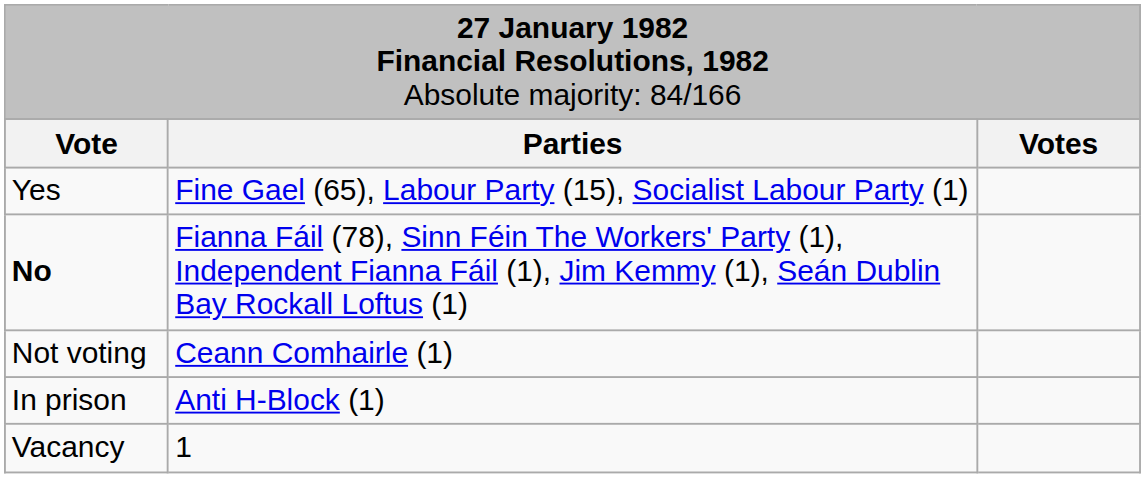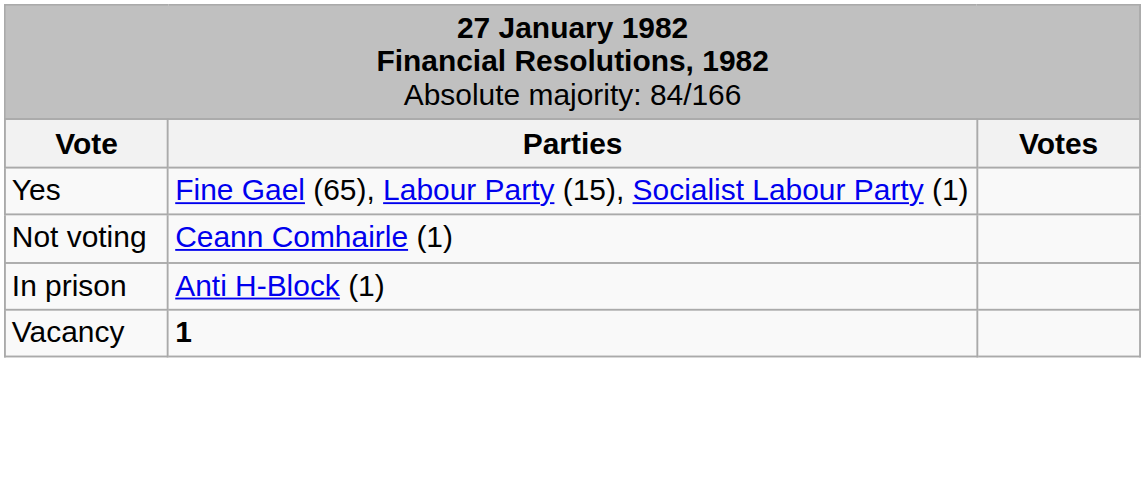- row: (32, 271)
(184, 447) normal -> (184, 332) bold
